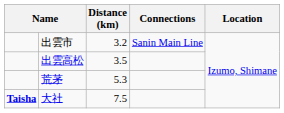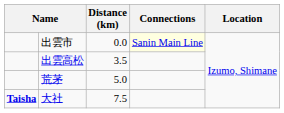(120, 42) 3.2 -> (120, 42) 0.0
(167, 42) no background -> (167, 42) lightyellow background
(120, 79) 5.3 -> (120, 79) 5.0
